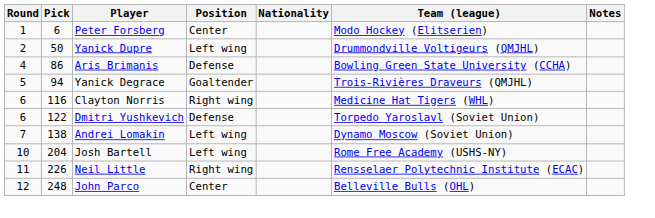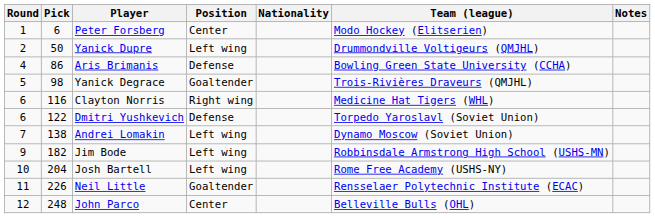(57, 83) 94 -> (57, 83) 98
+ row: (101, 152)
(221, 169) Right wing -> (221, 187) Goaltender
